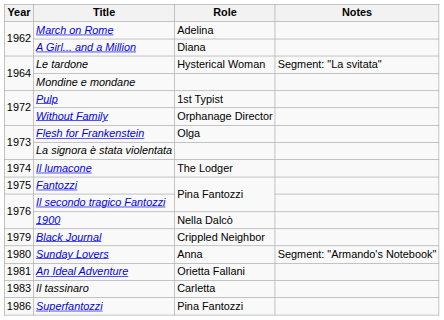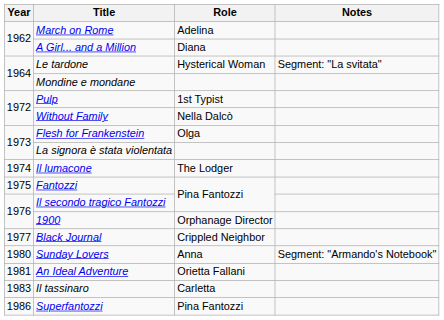(225, 116) Orphanage Director -> (205, 116) Nella Dalcò
(205, 220) Nella Dalcò -> (225, 220) Orphanage Director
(19, 237) 1979 -> (19, 237) 1977
